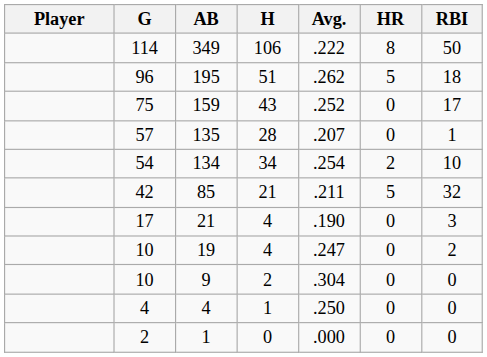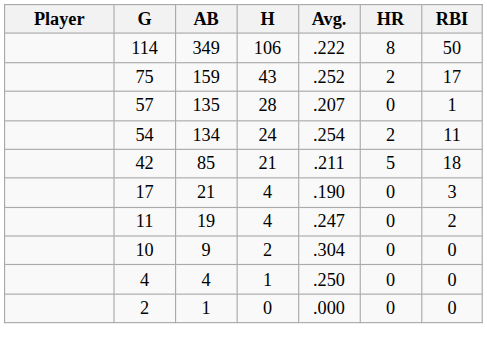- row: (206, 76)
(390, 105) 0 -> (390, 76) 2
(268, 163) 34 -> (268, 134) 24
(452, 163) 10 -> (452, 134) 11
(452, 192) 32 -> (452, 163) 18
(145, 250) 10 -> (145, 221) 11
